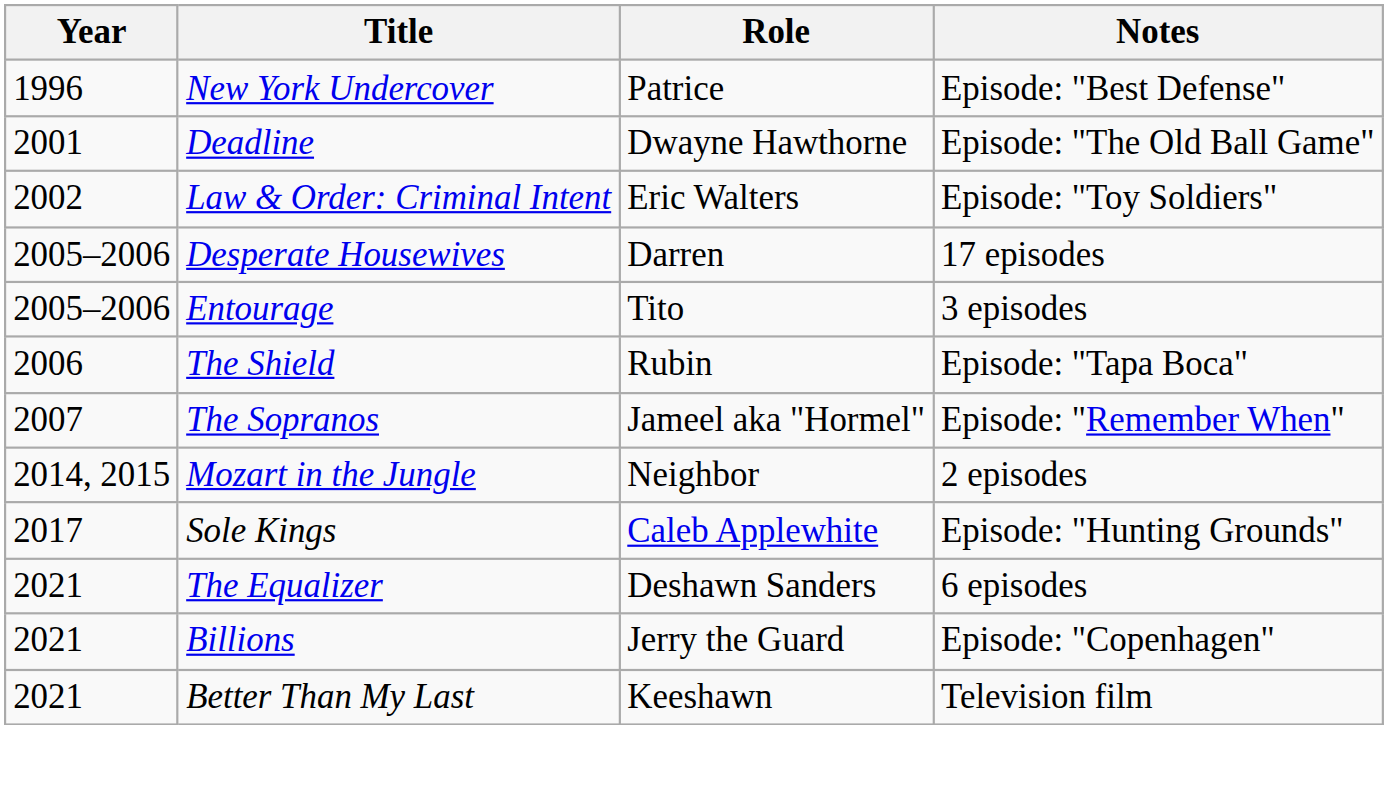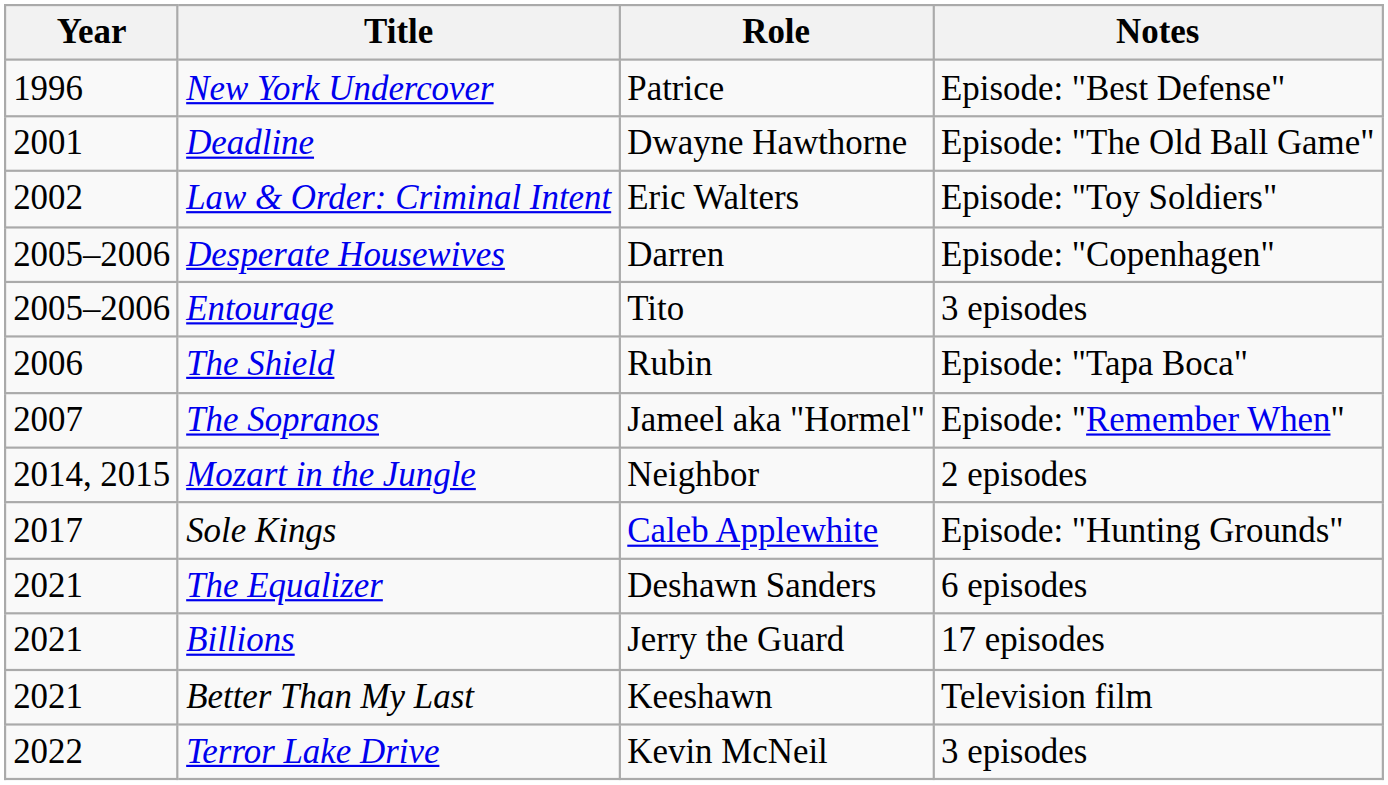(1023, 253) 17 episodes -> (1108, 253) Episode: "Copenhagen"
(1108, 640) Episode: "Copenhagen" -> (1023, 640) 17 episodes
+ row: (313, 751)
